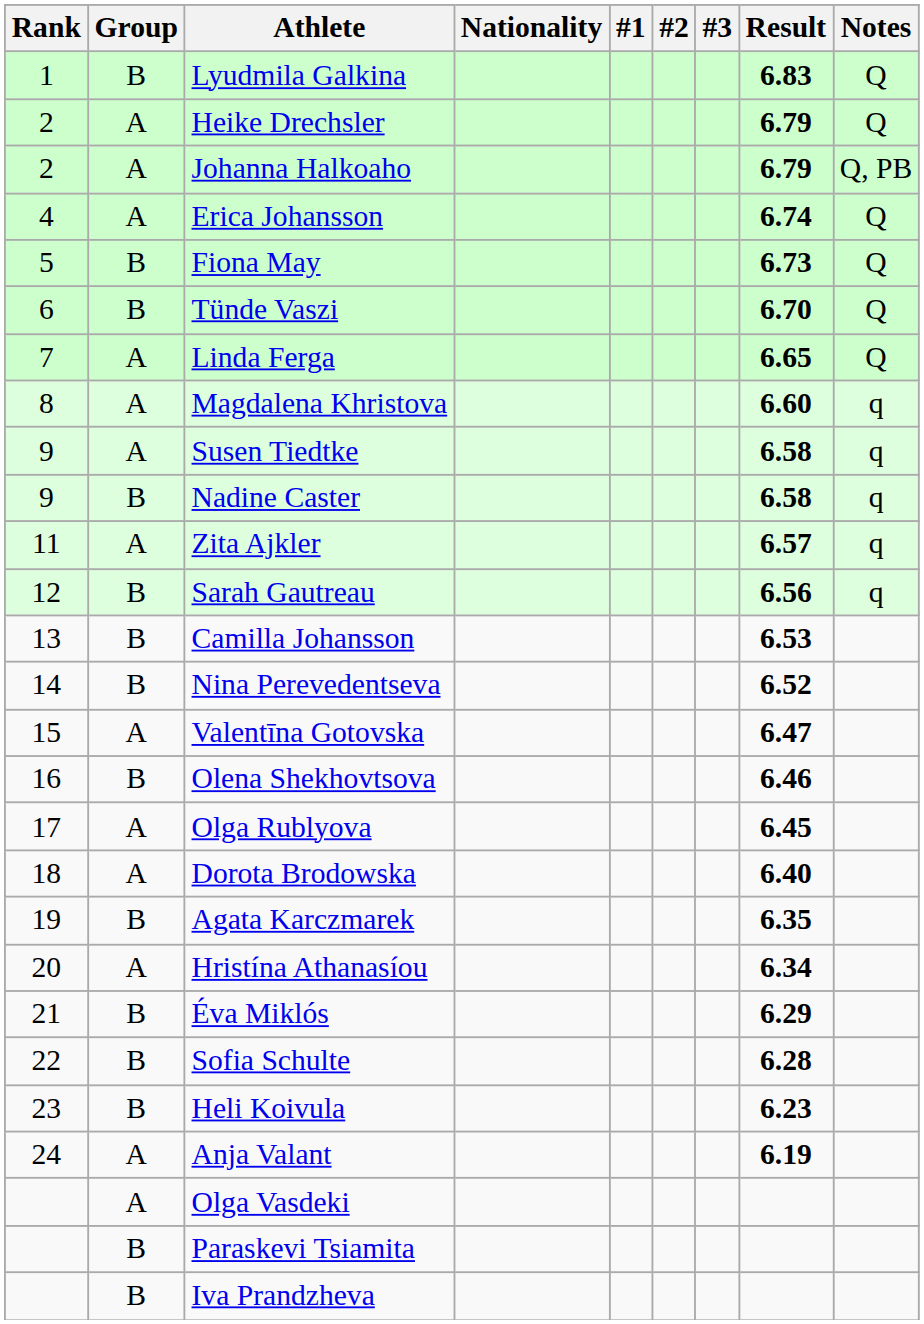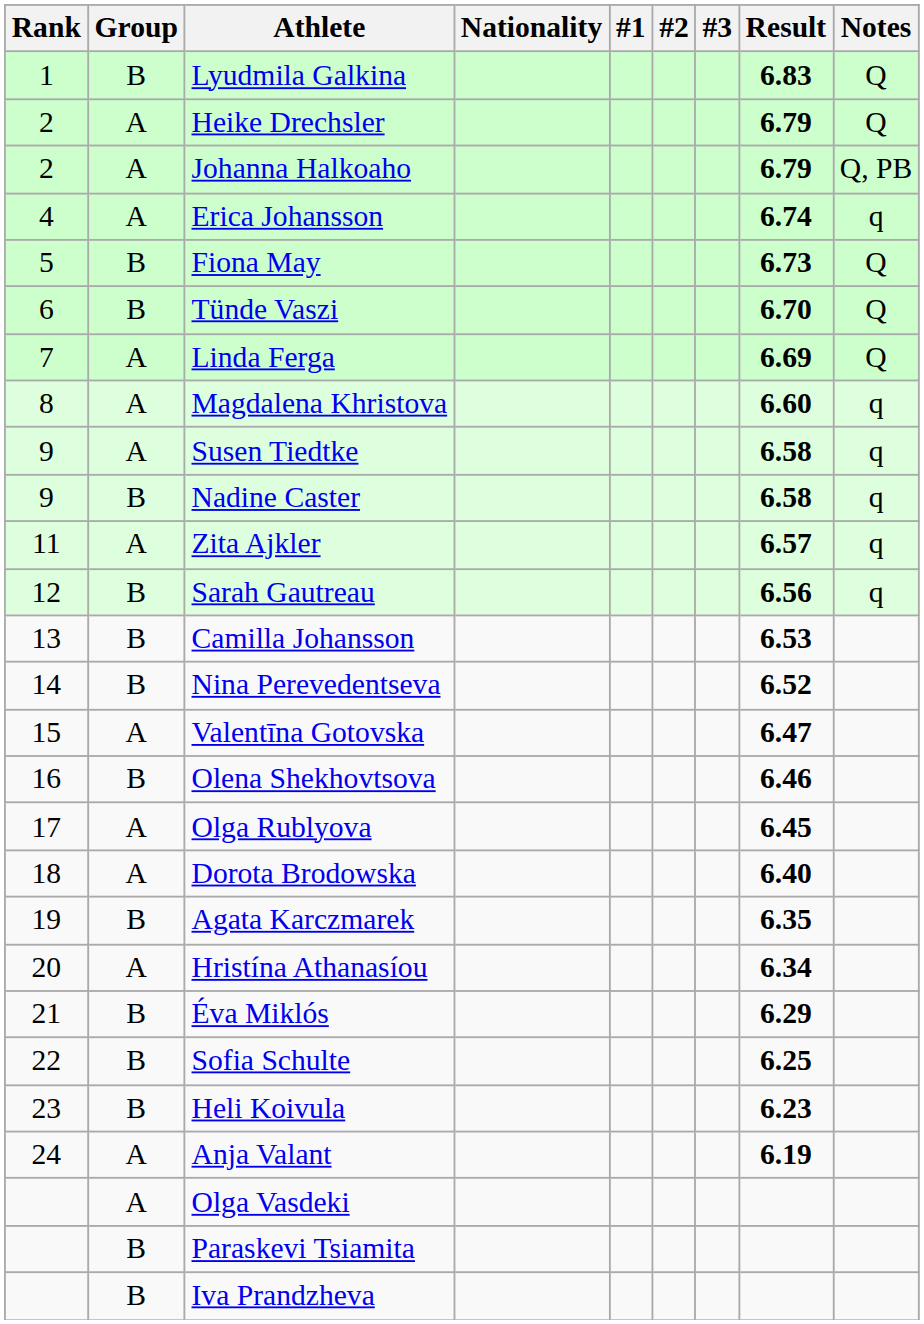(876, 215) Q -> (876, 215) q
(786, 356) 6.65 -> (786, 356) 6.69
(786, 1060) 6.28 -> (786, 1060) 6.25
